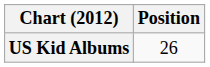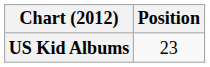(169, 47) 26 -> (169, 47) 23
